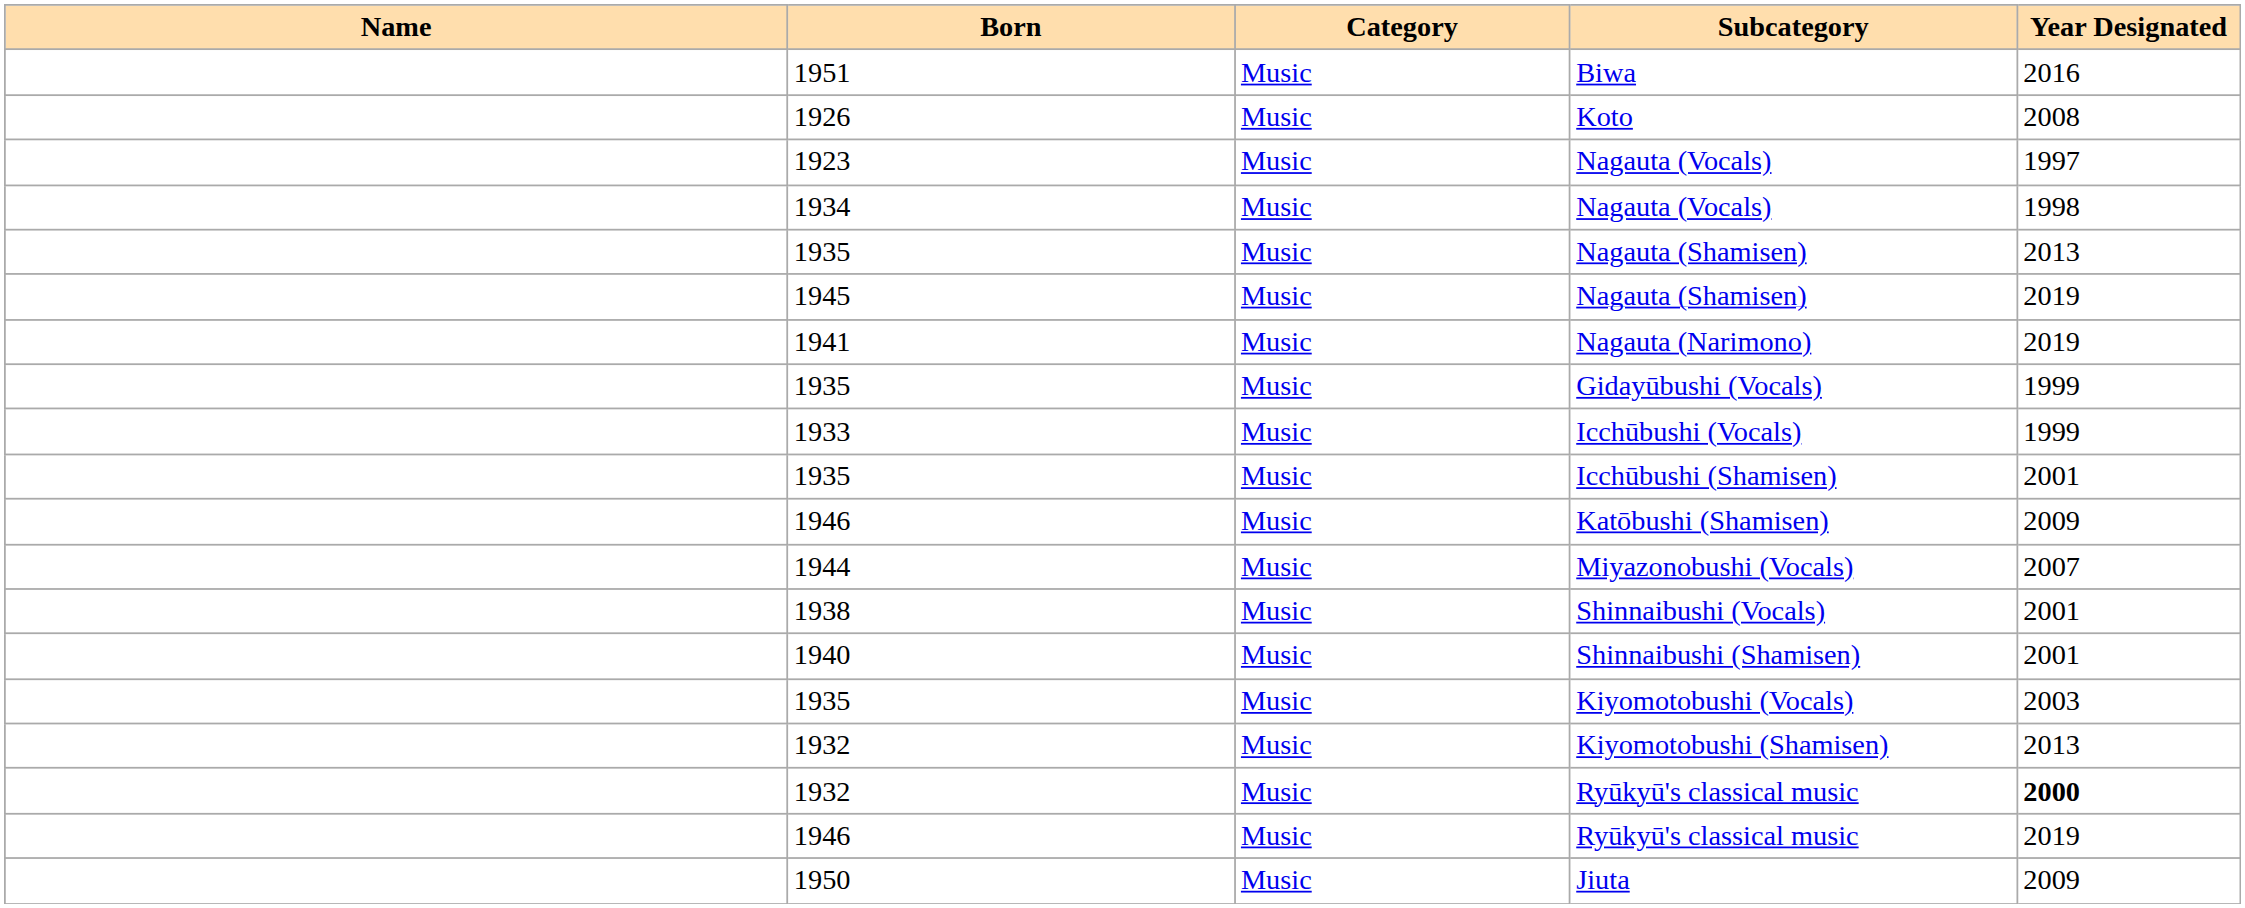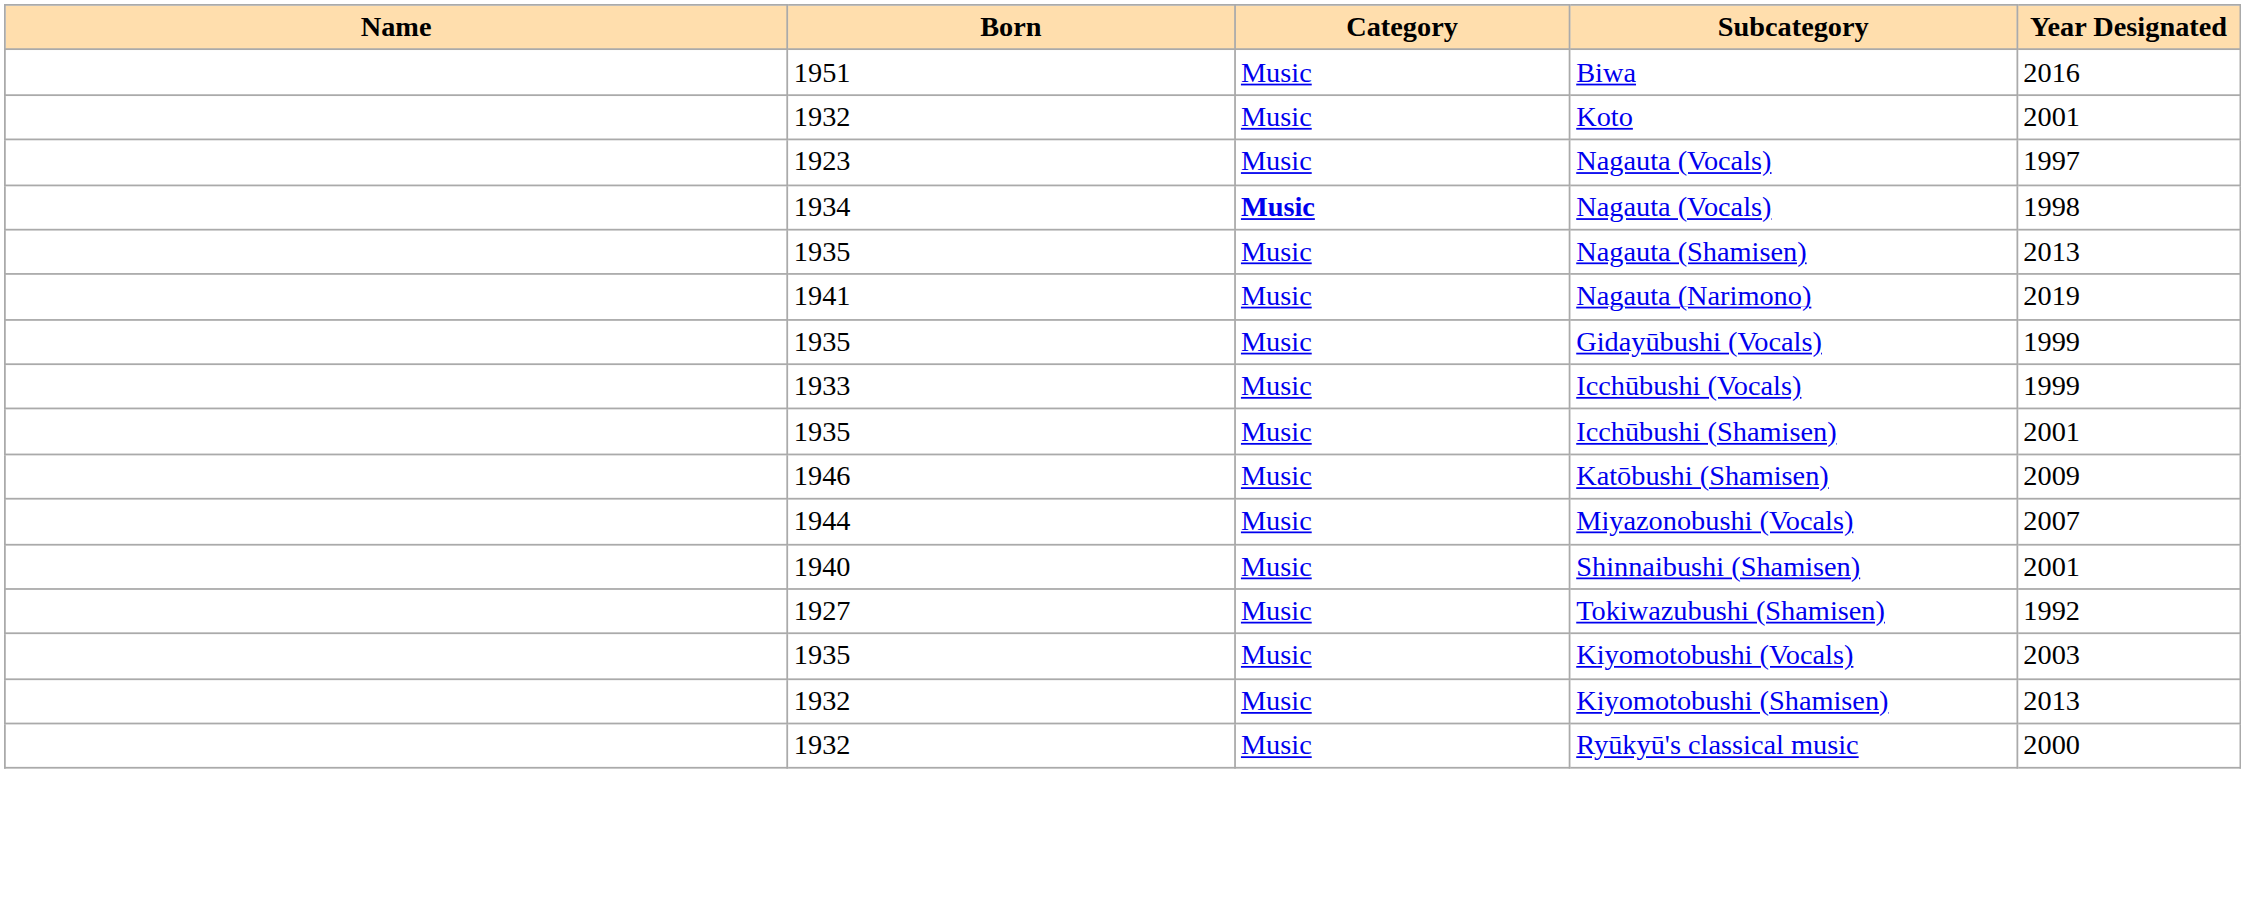+ row: (822, 116)
- row: (822, 116)
(1276, 206) normal -> (1278, 206) bold
- row: (822, 296)
- row: (822, 610)
+ row: (822, 610)
(2052, 790) bold -> (2052, 745) normal
- row: (822, 835)
- row: (822, 880)
